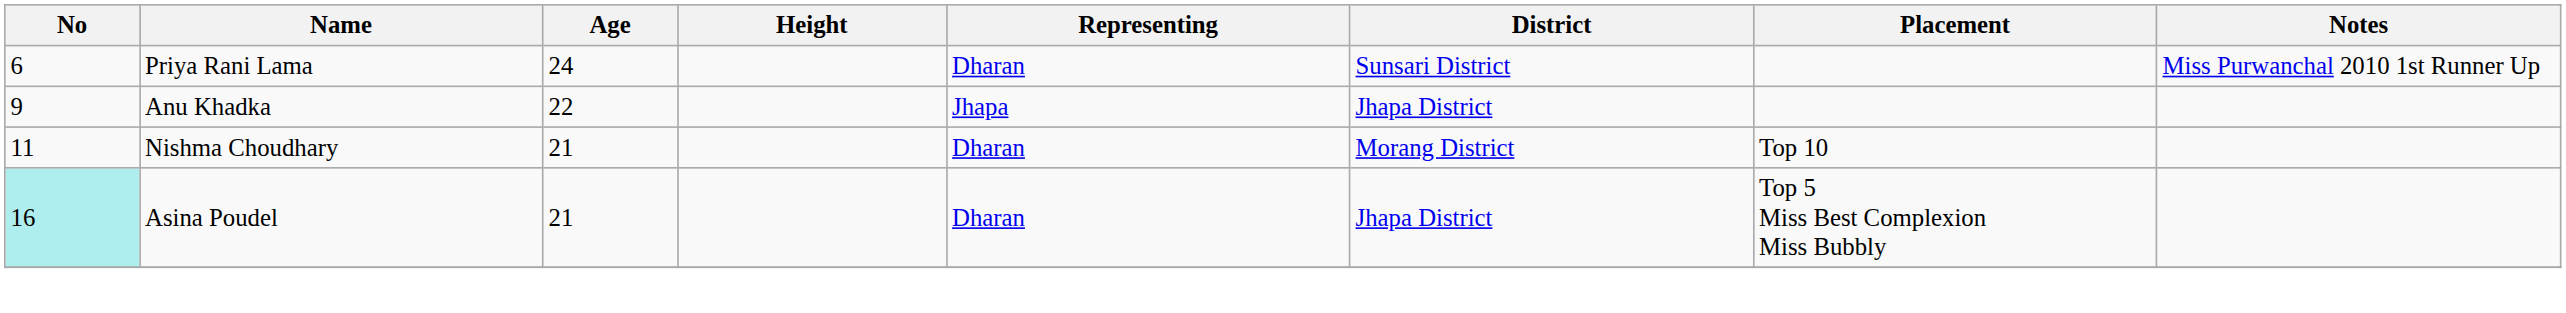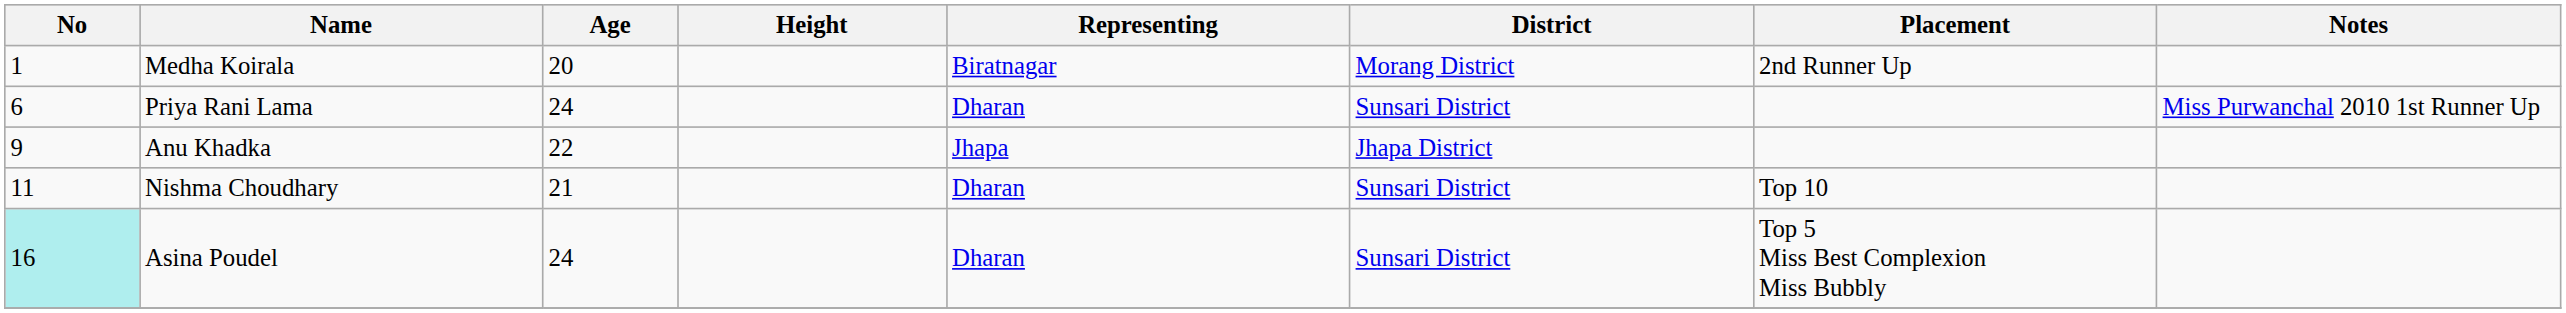+ row: (220, 65)
(1435, 147) Morang District -> (1433, 188) Sunsari District
(561, 217) 21 -> (561, 258) 24
(1424, 217) Jhapa District -> (1433, 258) Sunsari District
